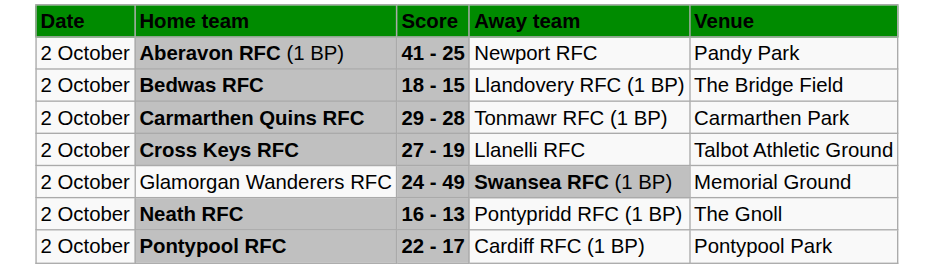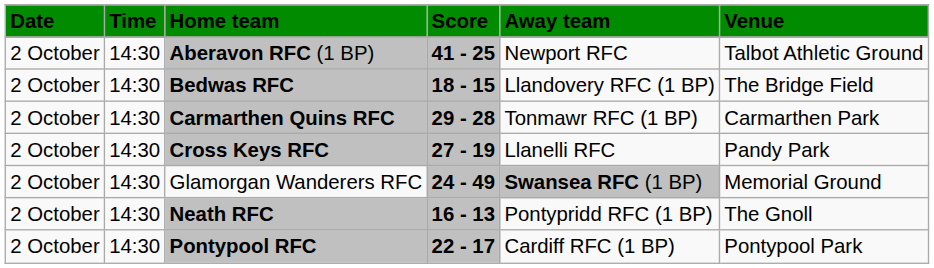+ column: (133, 21)
(747, 53) Pandy Park -> (824, 53) Talbot Athletic Ground
(794, 150) Talbot Athletic Ground -> (777, 150) Pandy Park
